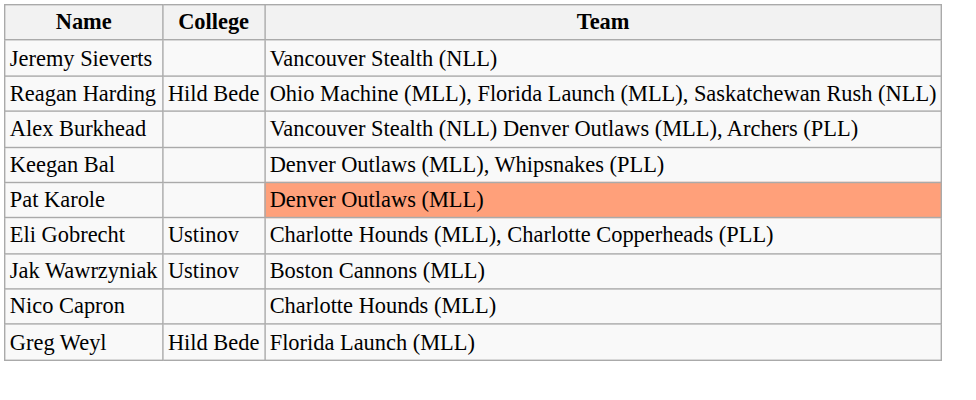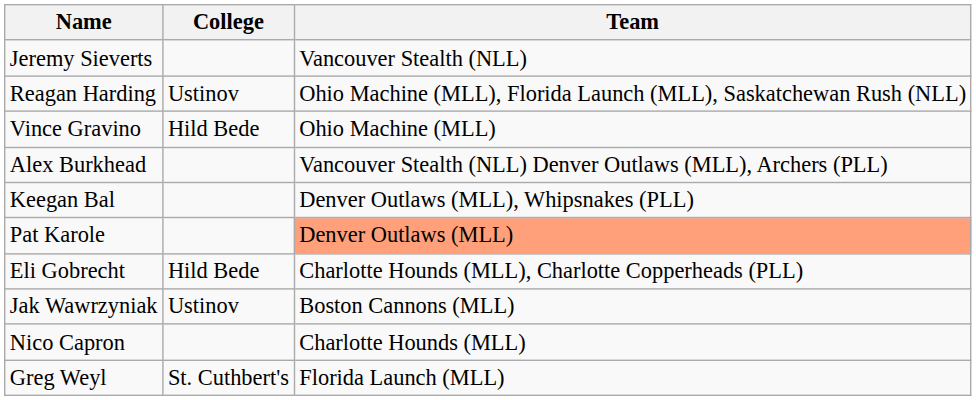(214, 93) Hild Bede -> (203, 93) Ustinov
+ row: (75, 128)
(203, 235) Ustinov -> (214, 270) Hild Bede
(214, 341) Hild Bede -> (228, 377) St. Cuthbert's
